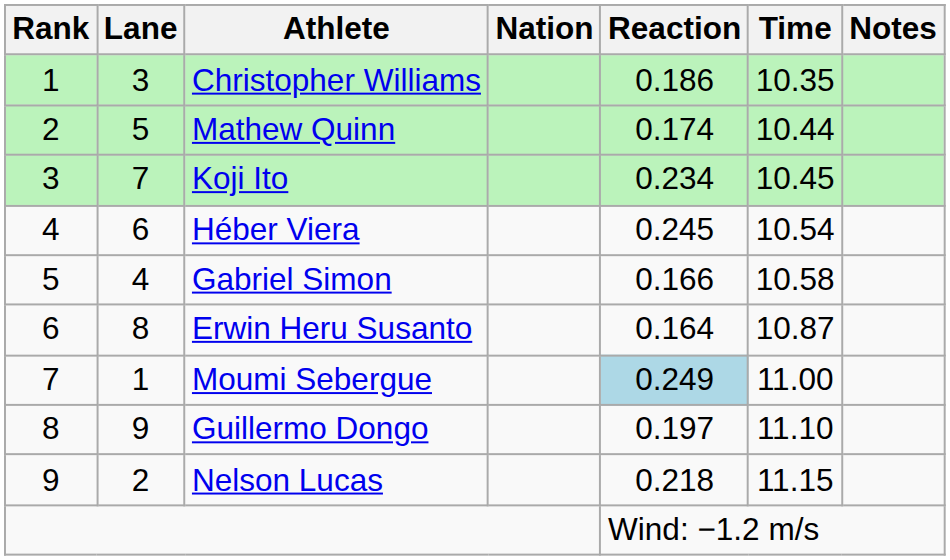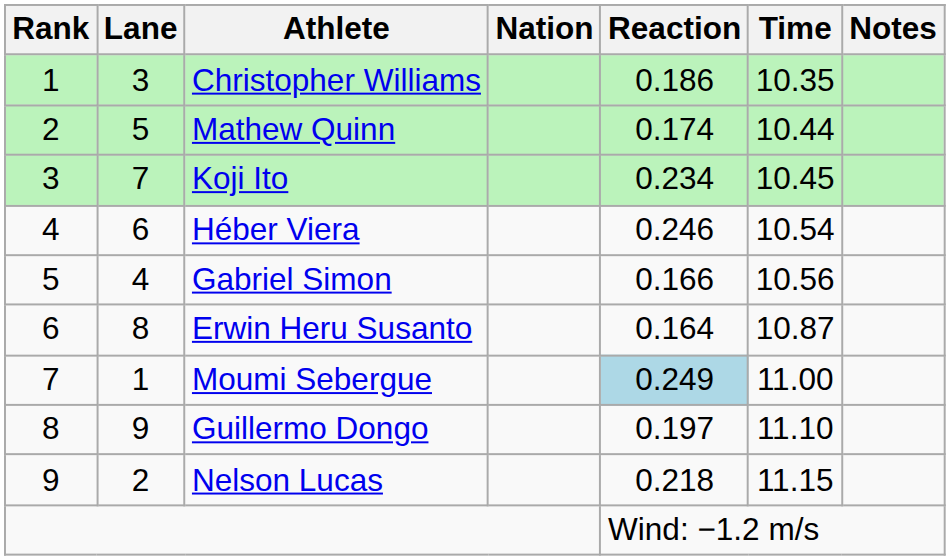(675, 229) 0.245 -> (675, 229) 0.246
(795, 279) 10.58 -> (795, 279) 10.56
